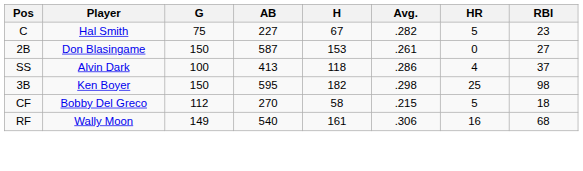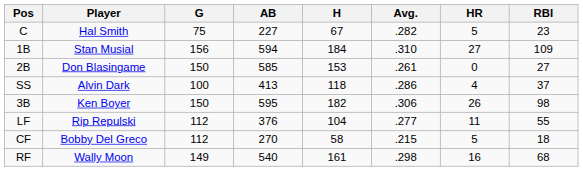+ row: (23, 49)
(268, 49) 587 -> (268, 67) 585
(406, 85) .298 -> (406, 103) .306
(475, 85) 25 -> (475, 103) 26
+ row: (23, 121)
(406, 121) .306 -> (406, 157) .298
